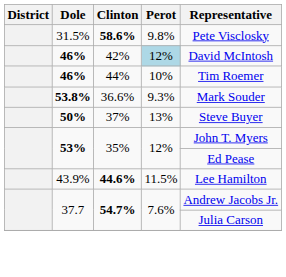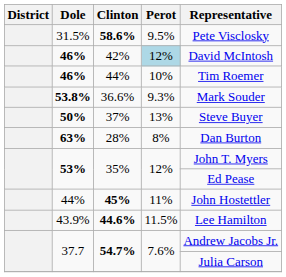(161, 35) 9.8% -> (161, 35) 9.5%
+ row: (73, 138)
+ row: (73, 199)
